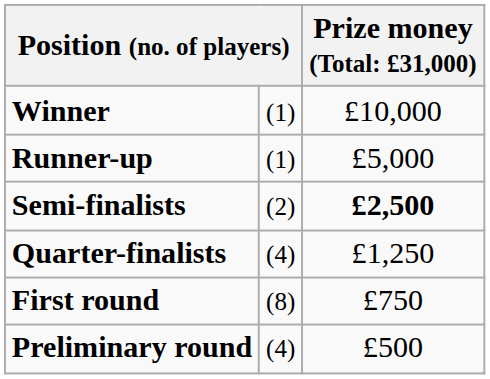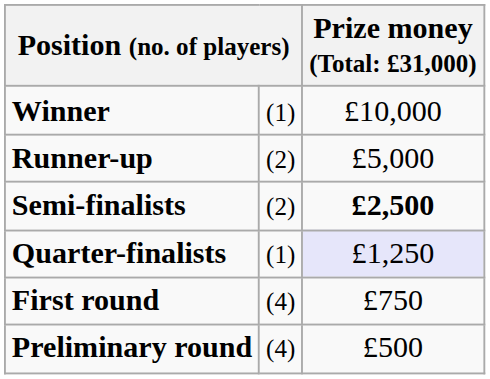(281, 159) (1) -> (281, 159) (2)
(281, 254) (4) -> (281, 254) (1)
(393, 253) no background -> (393, 253) lavender background
(281, 302) (8) -> (281, 302) (4)
